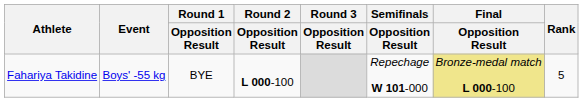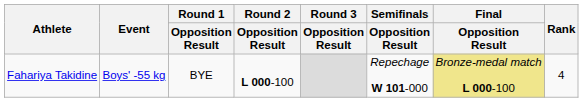(561, 76) 5 -> (561, 76) 4
